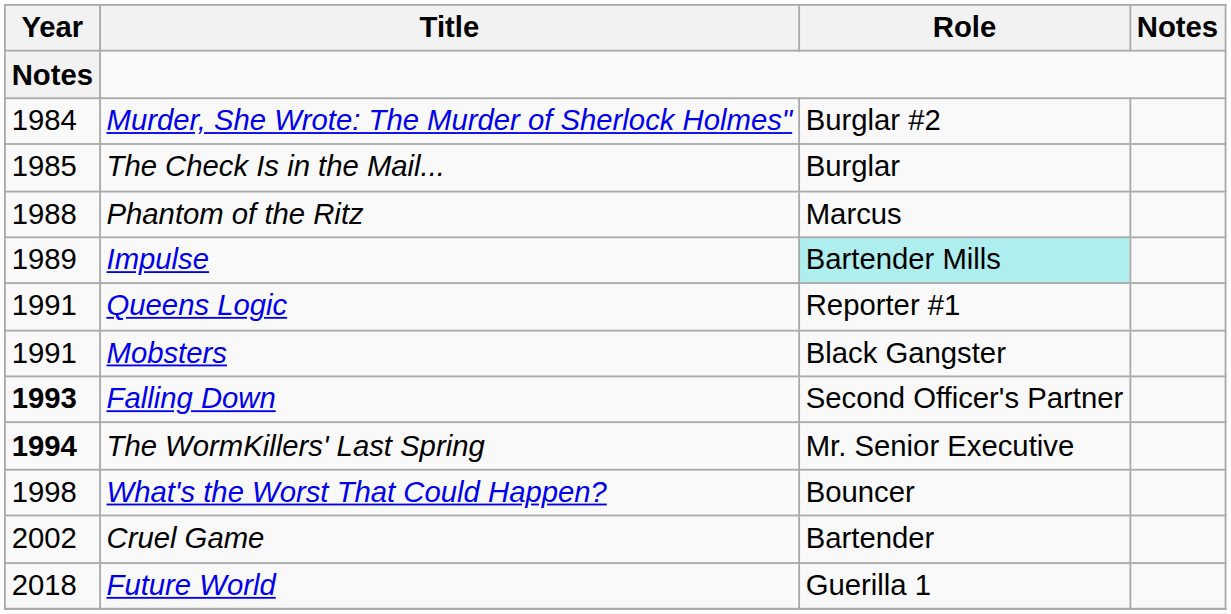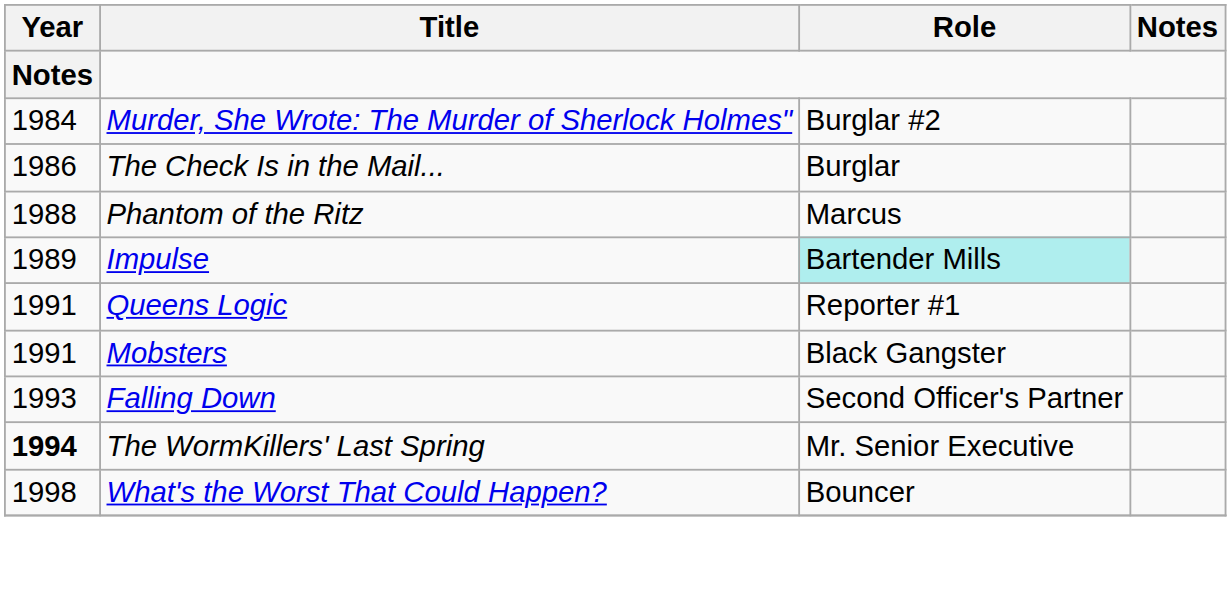(44, 167) 1985 -> (44, 167) 1986
(44, 399) bold -> (44, 399) normal
- row: (185, 538)
- row: (191, 584)
